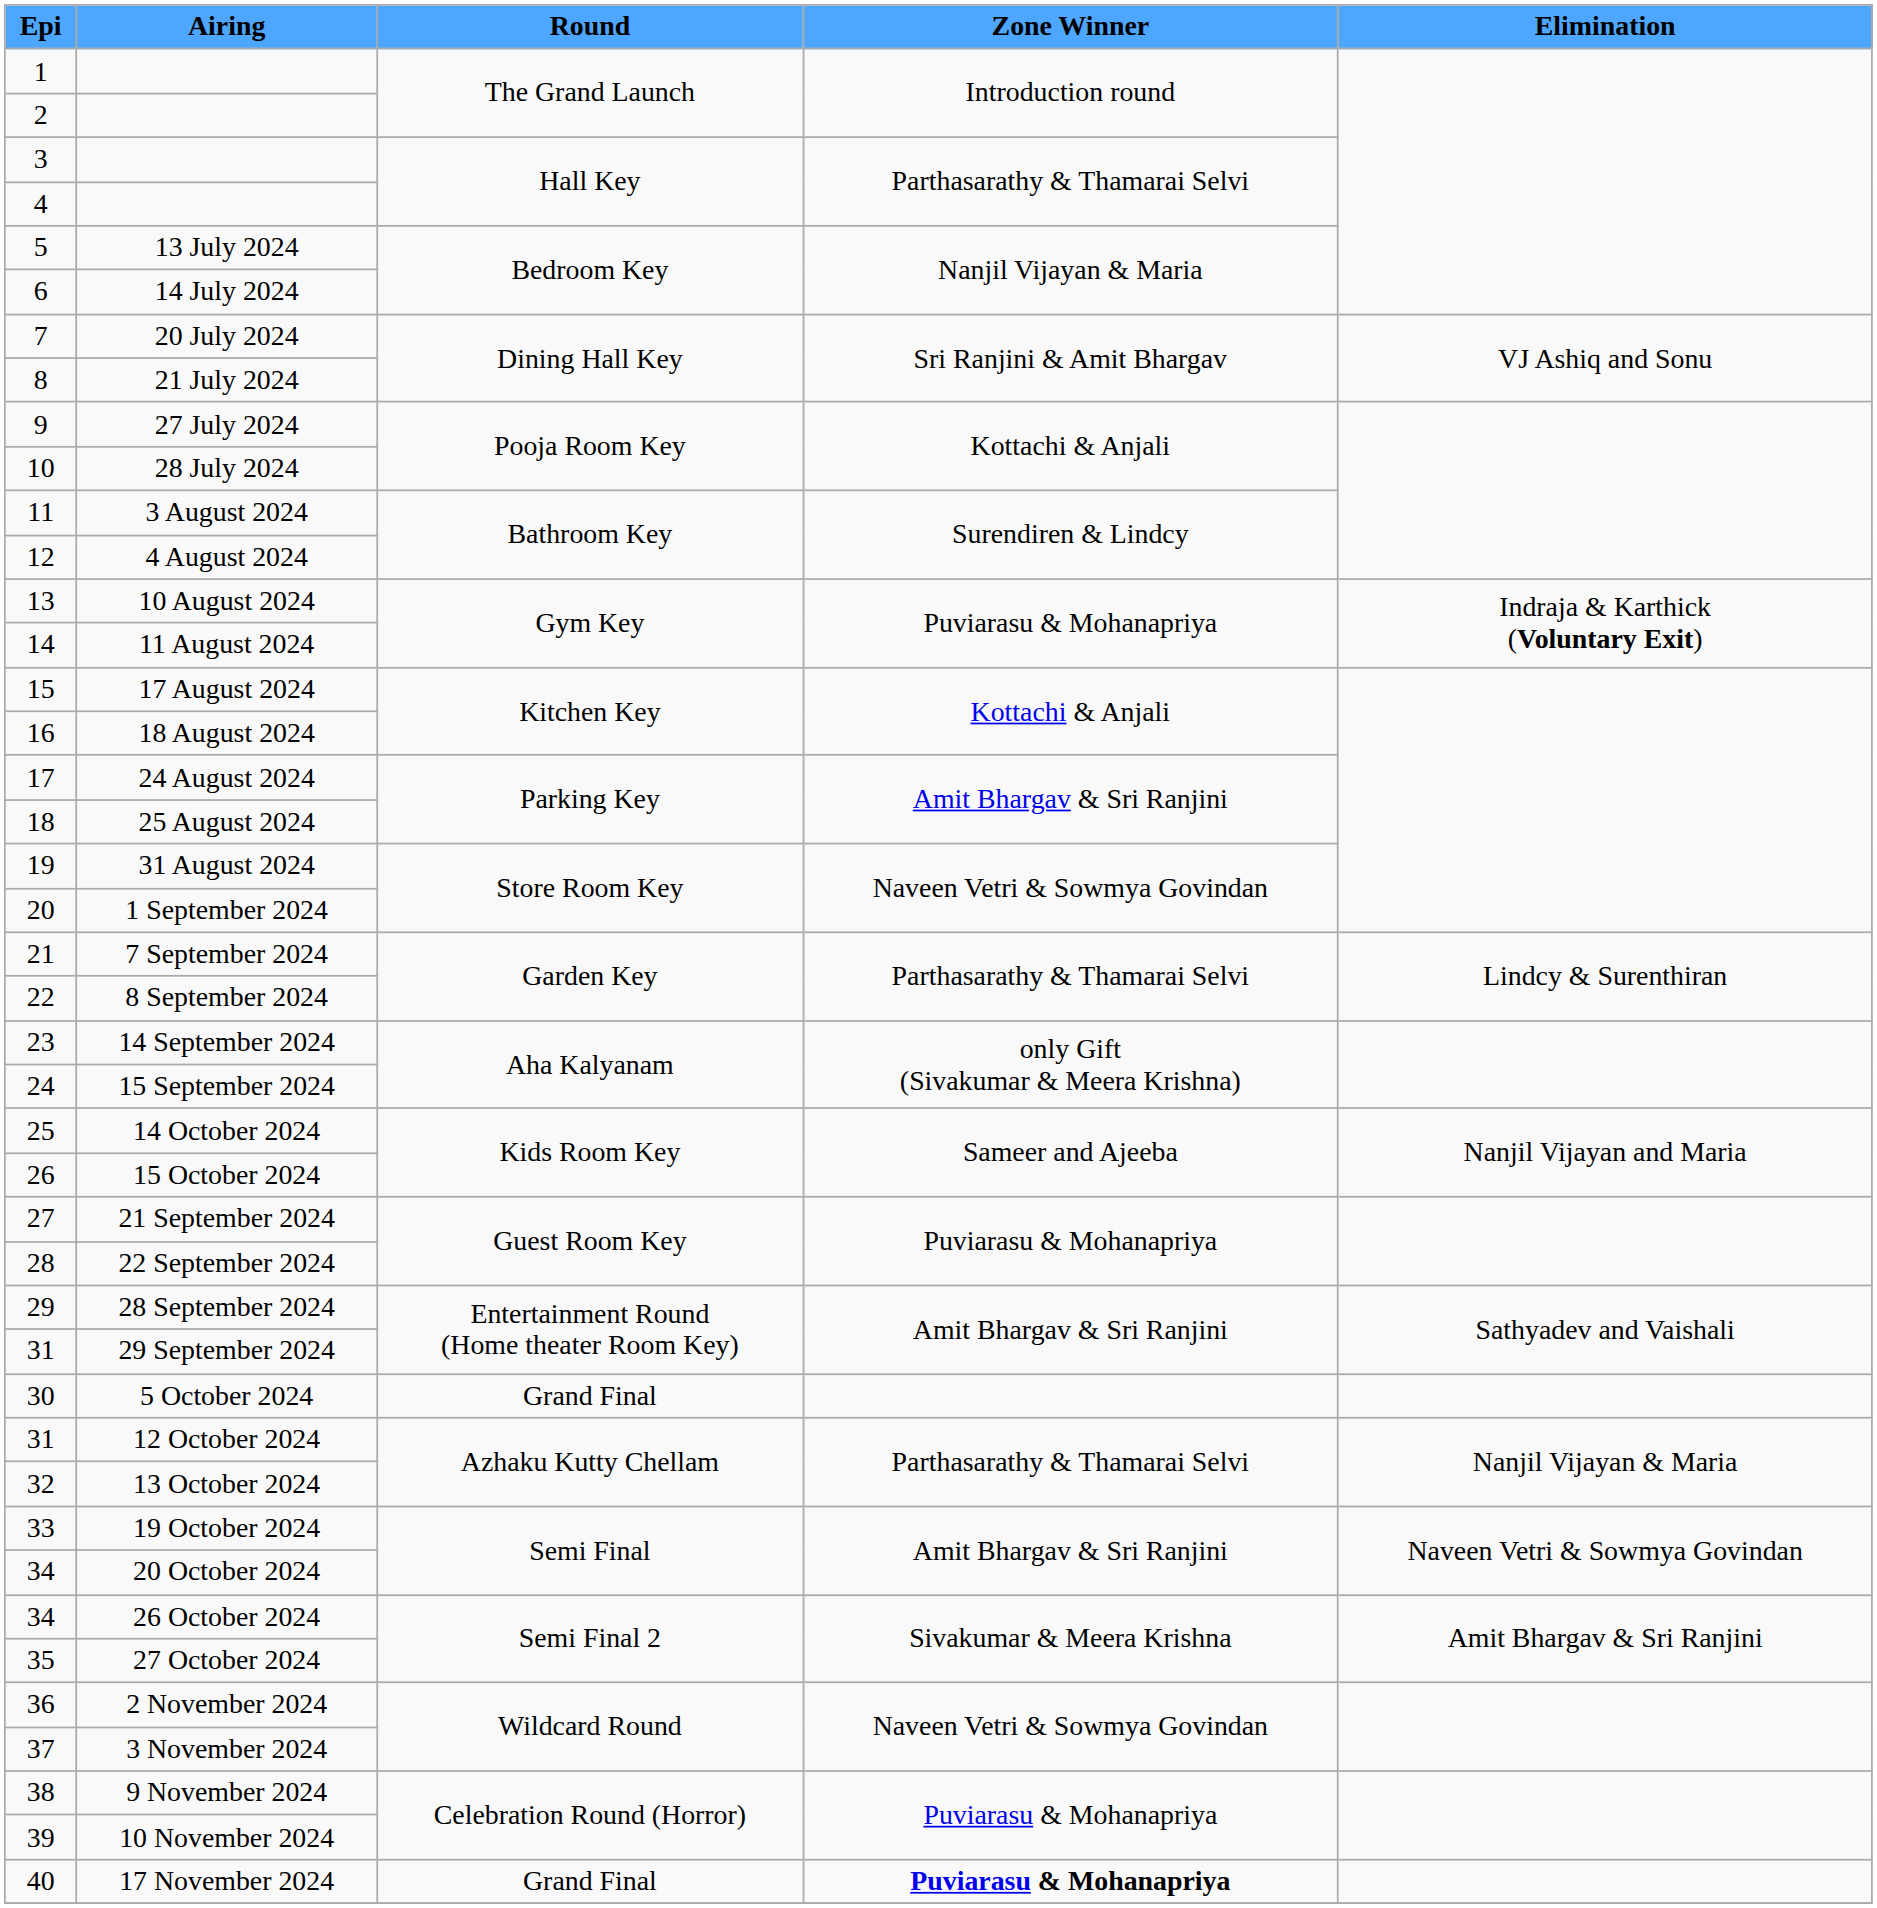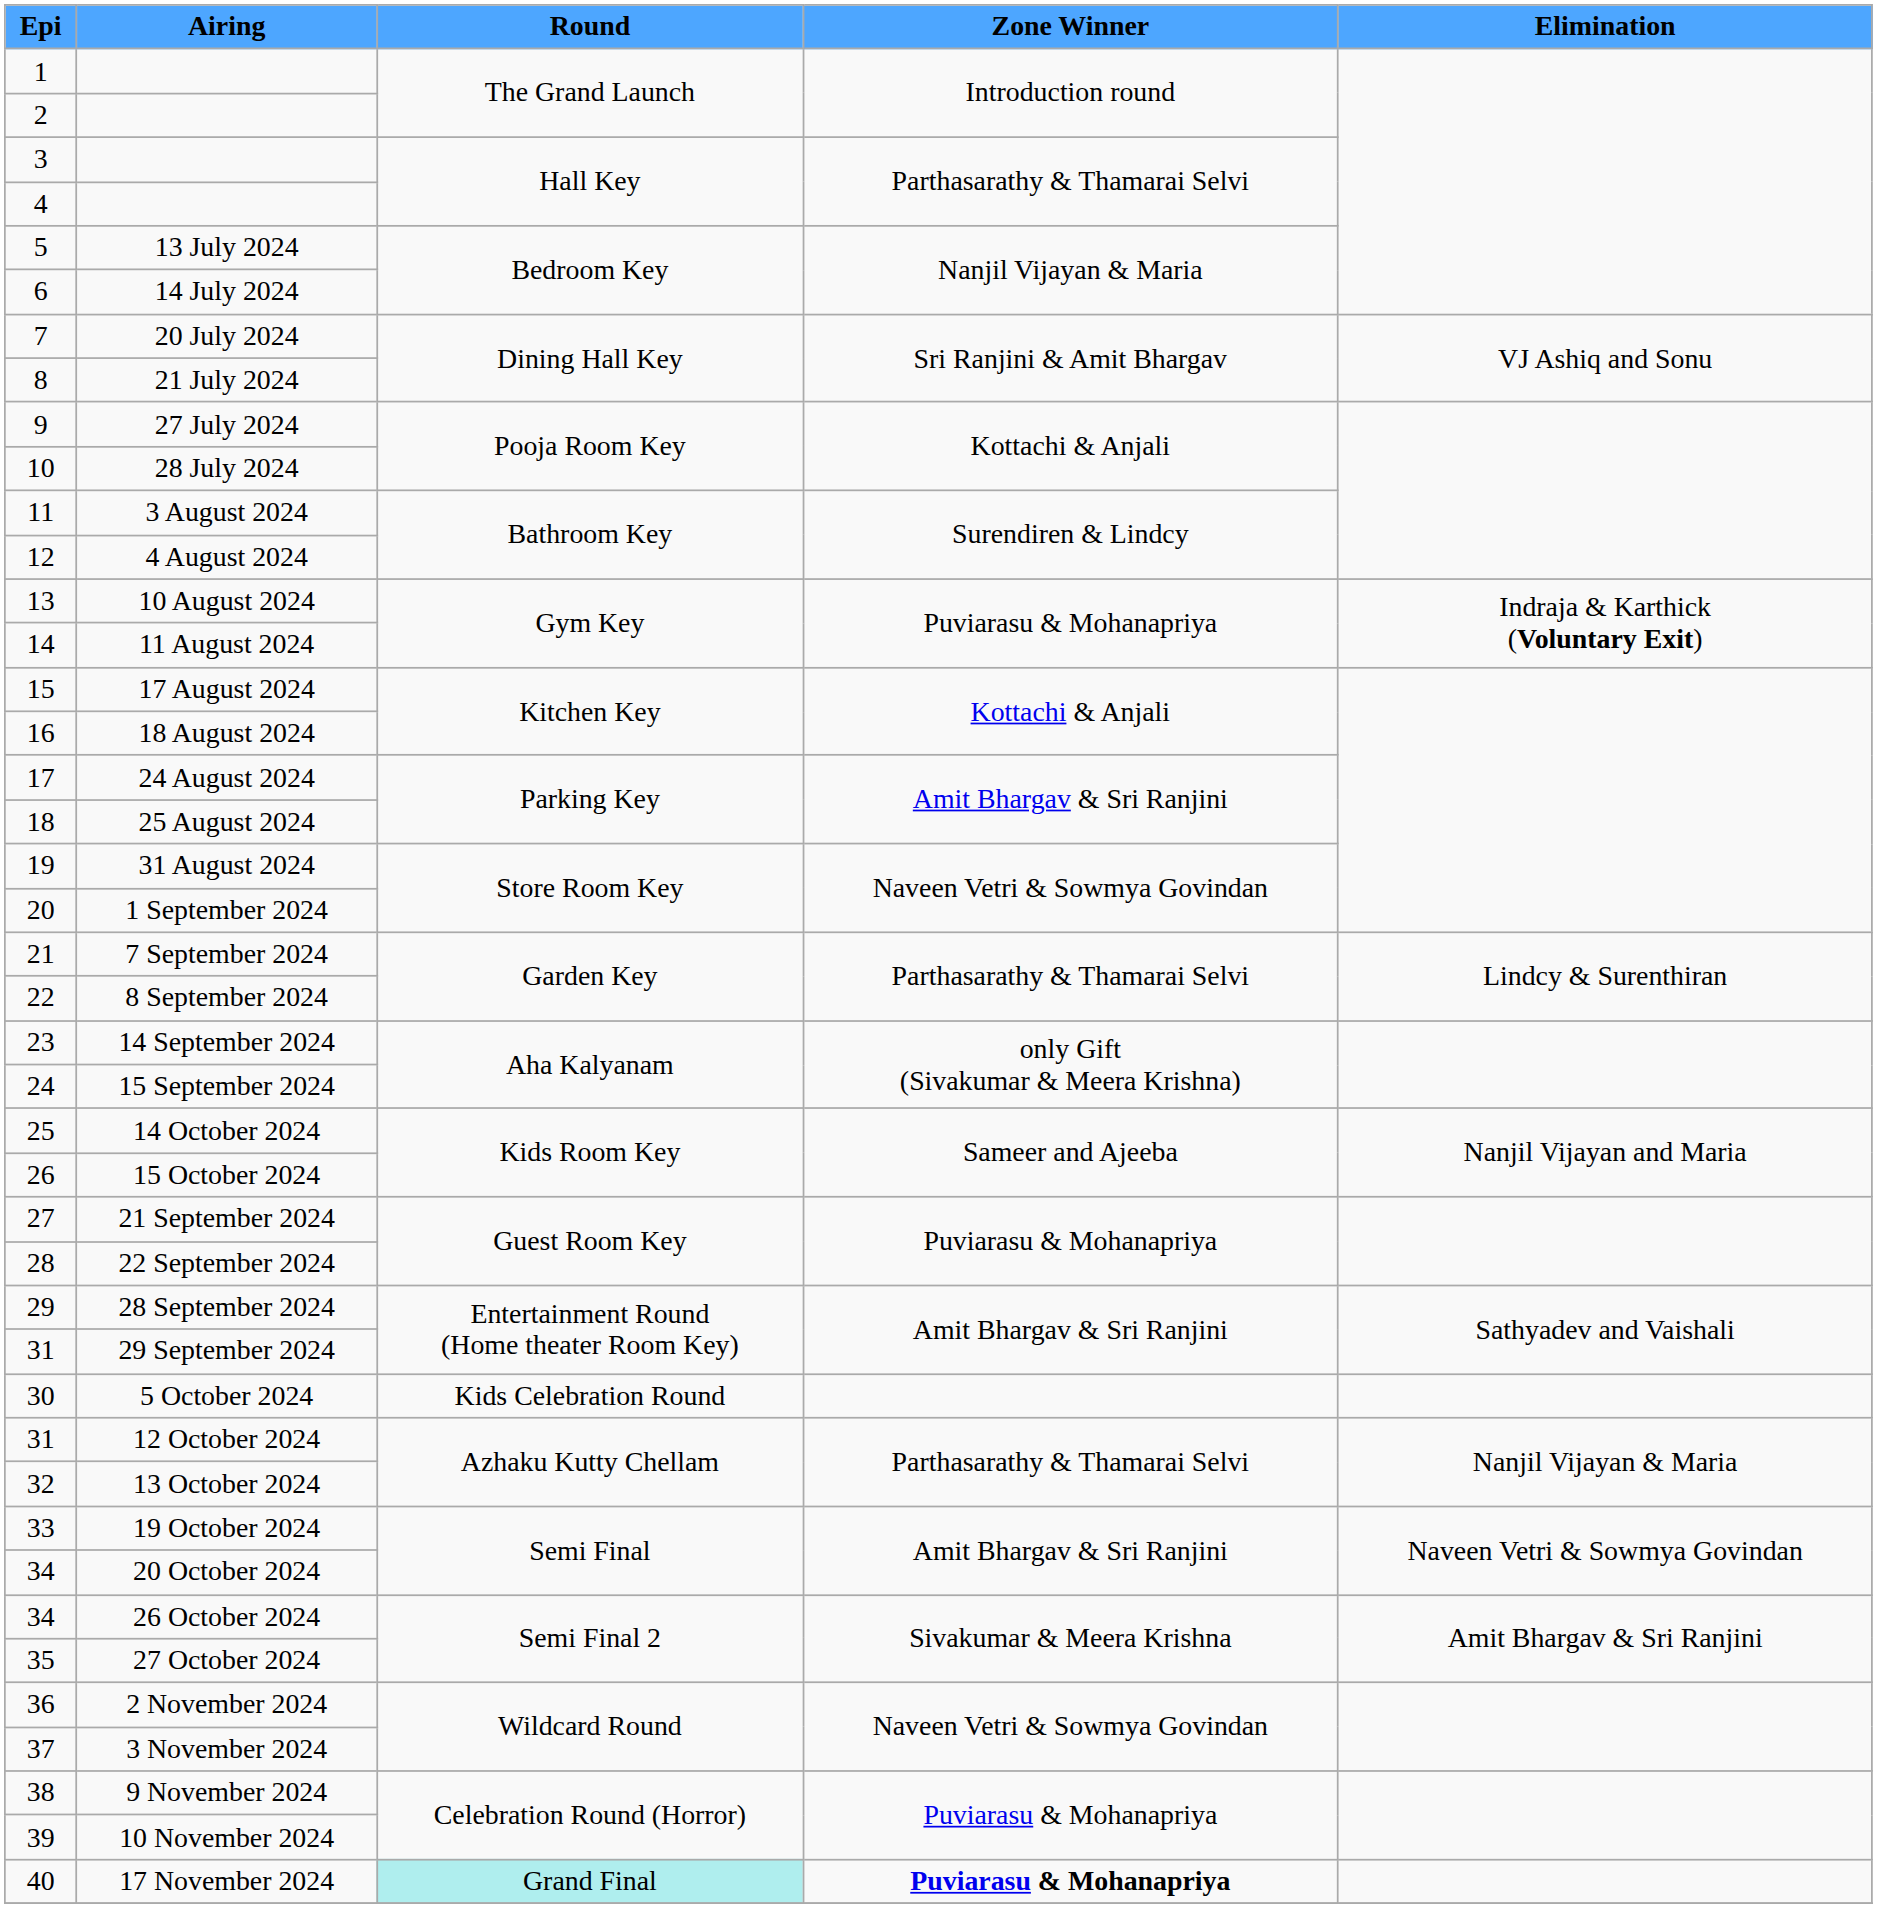(590, 1395) Grand Final -> (590, 1395) Kids Celebration Round
(590, 1880) no background -> (590, 1880) paleturquoise background
